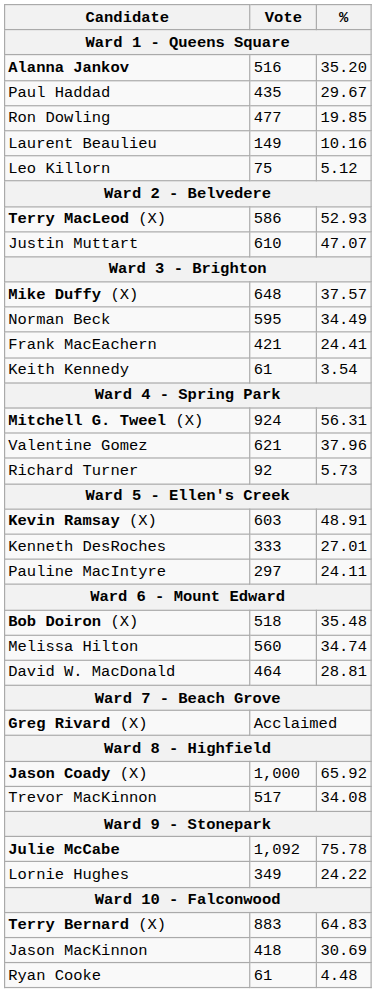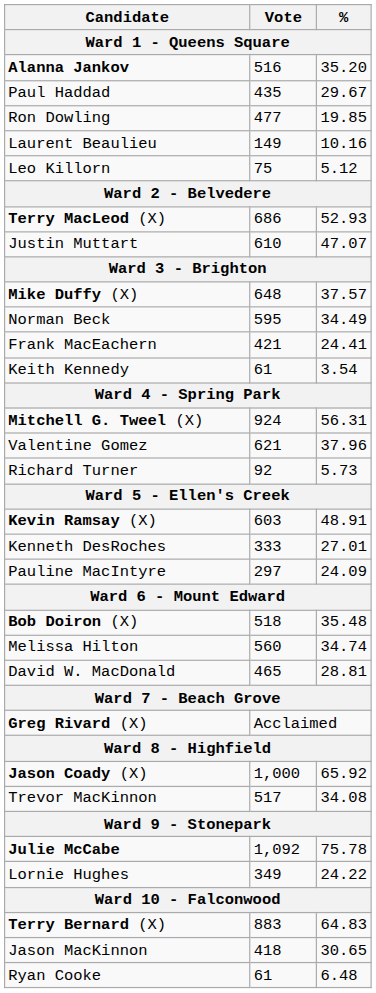(268, 219) 586 -> (268, 219) 686
(344, 572) 24.11 -> (344, 572) 24.09
(268, 673) 464 -> (268, 673) 465
(344, 950) 30.69 -> (344, 950) 30.65
(339, 975) 4.48 -> (339, 975) 6.48
